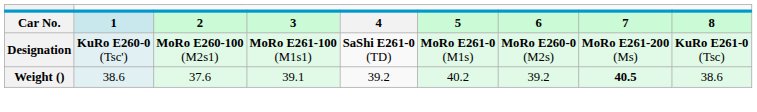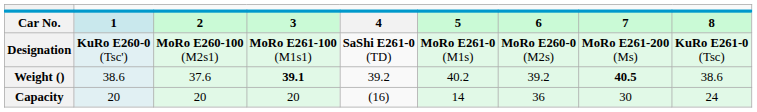(293, 77) normal -> (293, 77) bold
+ row: (39, 97)
